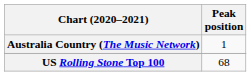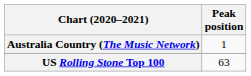(224, 62) 68 -> (224, 62) 63
